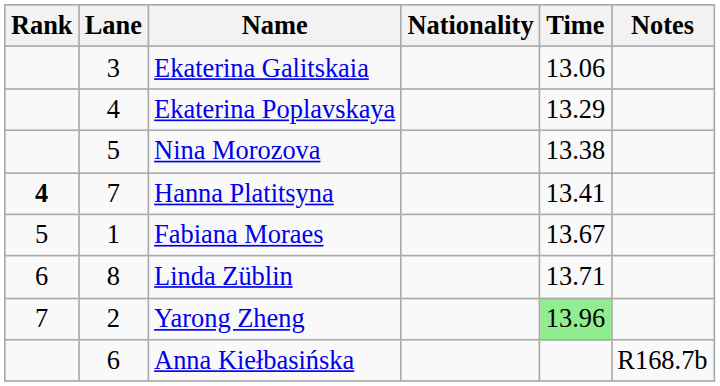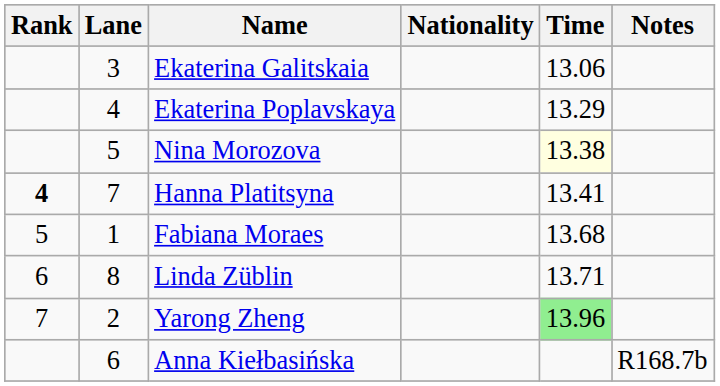(575, 151) no background -> (575, 151) lightyellow background
(575, 234) 13.67 -> (575, 234) 13.68
